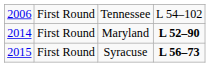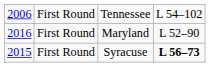(19, 33) 2014 -> (19, 33) 2016
(179, 33) bold -> (179, 33) normal
